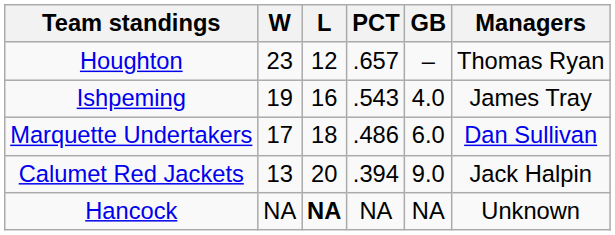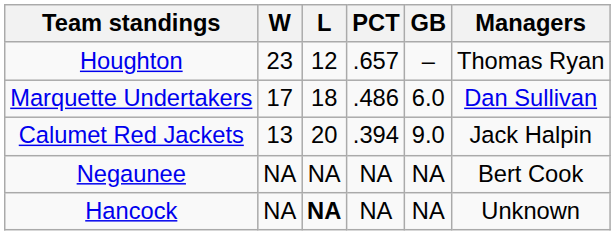- row: (131, 98)
+ row: (131, 173)
